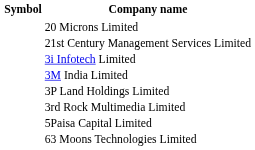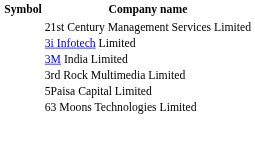- row: (91, 27)
- row: (107, 91)
